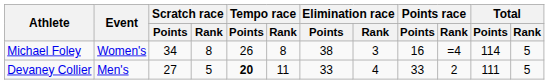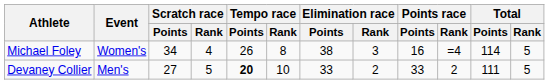(209, 51) 8 -> (209, 51) 4
(283, 70) 11 -> (283, 70) 10
(375, 70) 4 -> (375, 70) 2
